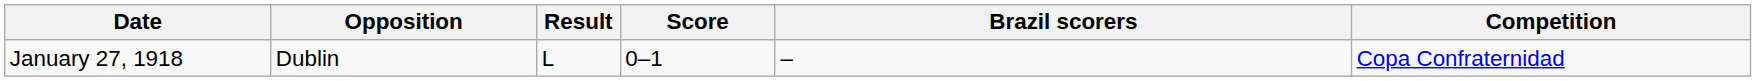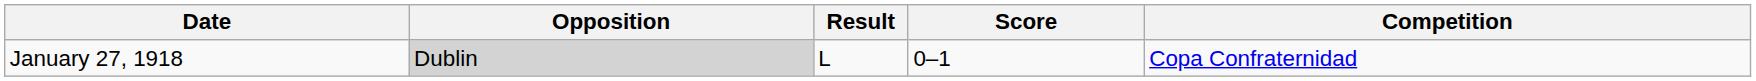- column: (1063, 22)
(308, 57) no background -> (446, 57) lightgrey background
